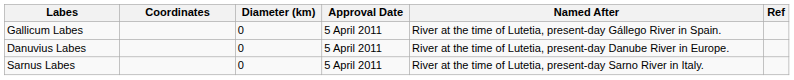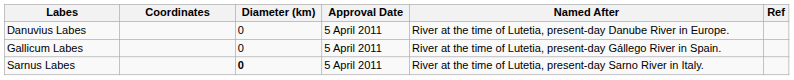rows swapped: (46, 48) <-> (45, 30)
(241, 65) normal -> (241, 65) bold
